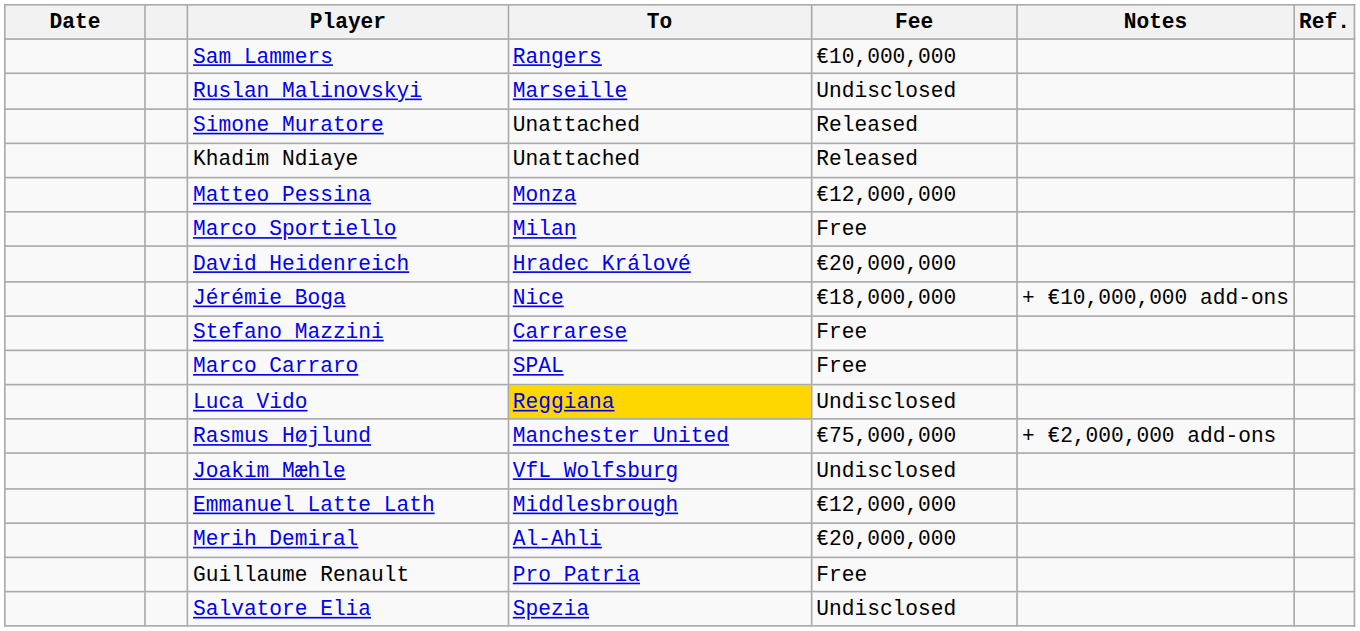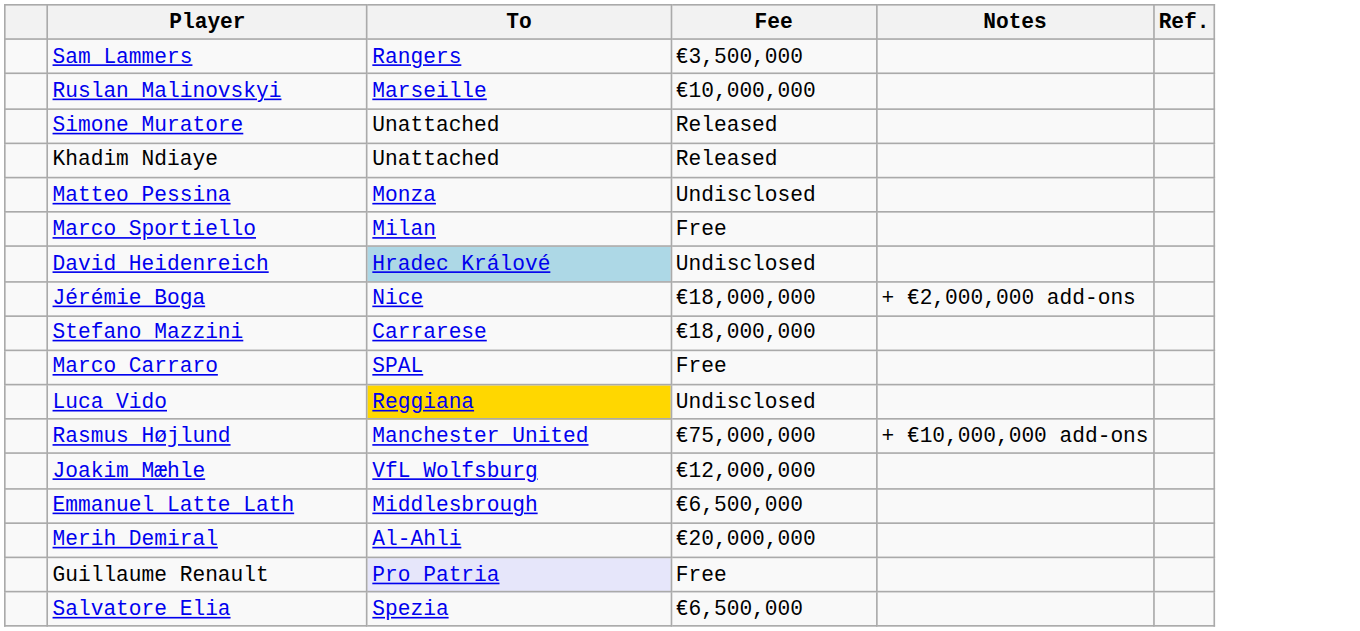- column: (75, 22)
(886, 57) €10,000,000 -> (739, 57) €3,500,000
(886, 91) Undisclosed -> (746, 91) €10,000,000
(886, 195) €12,000,000 -> (746, 195) Undisclosed
(602, 264) no background -> (461, 264) lightblue background
(886, 264) €20,000,000 -> (746, 264) Undisclosed
(1156, 298) + €10,000,000 add-ons -> (1009, 298) + €2,000,000 add-ons
(842, 333) Free -> (746, 333) €18,000,000
(1149, 437) + €2,000,000 add-ons -> (1015, 437) + €10,000,000 add-ons
(886, 471) Undisclosed -> (746, 471) €12,000,000
(886, 506) €12,000,000 -> (739, 506) €6,500,000
(576, 575) no background -> (436, 575) lavender background
(886, 609) Undisclosed -> (739, 609) €6,500,000
